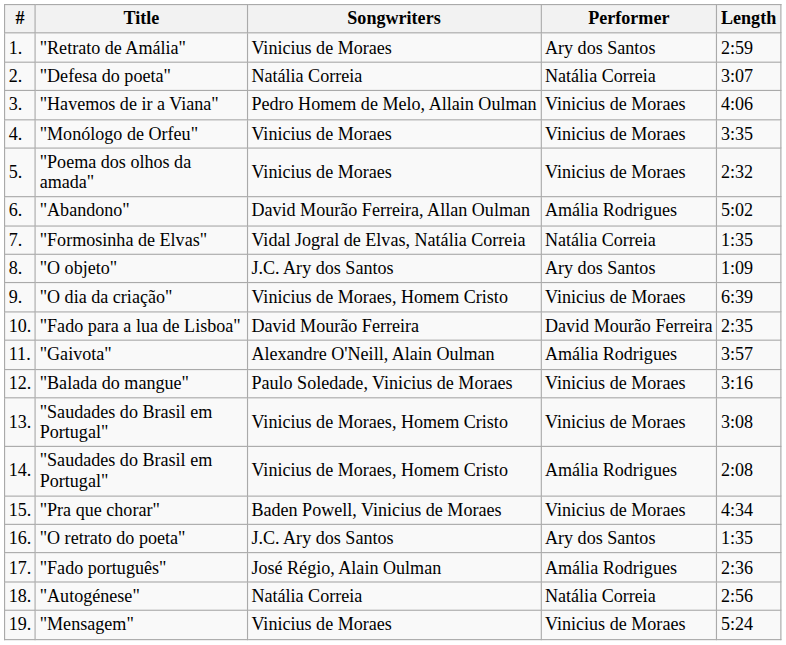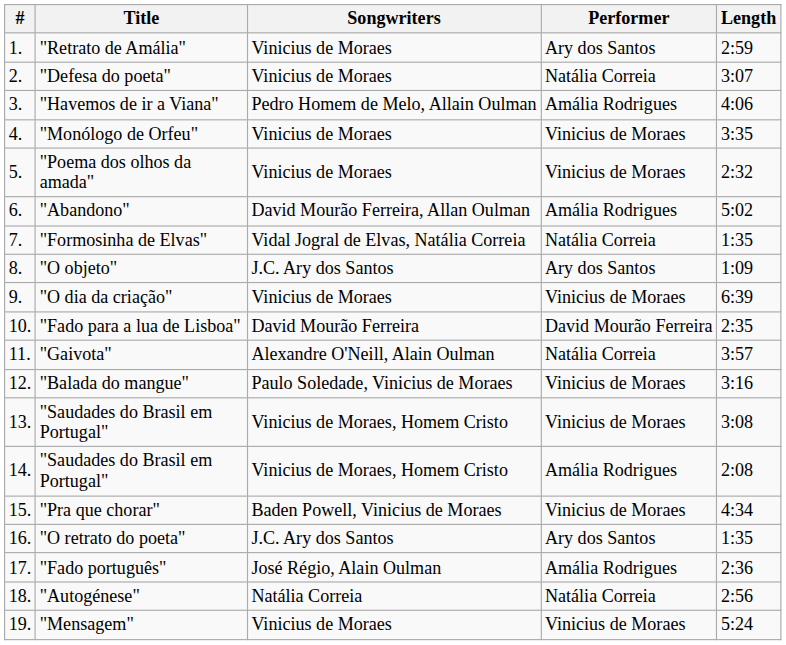(307, 76) Natália Correia -> (322, 76) Vinicius de Moraes
(615, 104) Vinicius de Moraes -> (611, 104) Amália Rodrigues
(380, 297) Vinicius de Moraes, Homem Cristo -> (322, 297) Vinicius de Moraes
(611, 354) Amália Rodrigues -> (600, 354) Natália Correia
